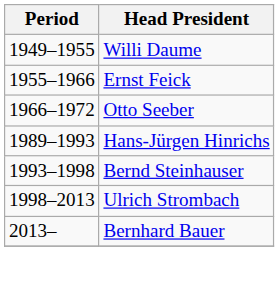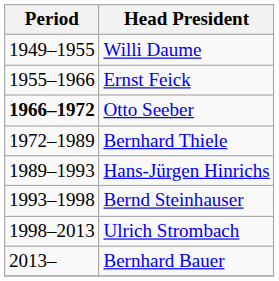(52, 110) normal -> (52, 110) bold
+ row: (165, 140)
